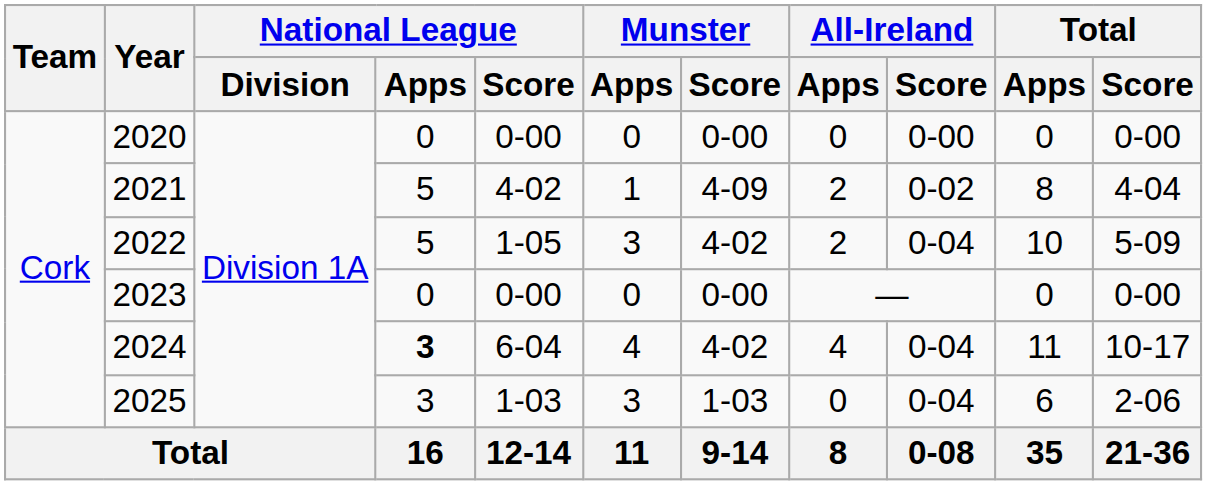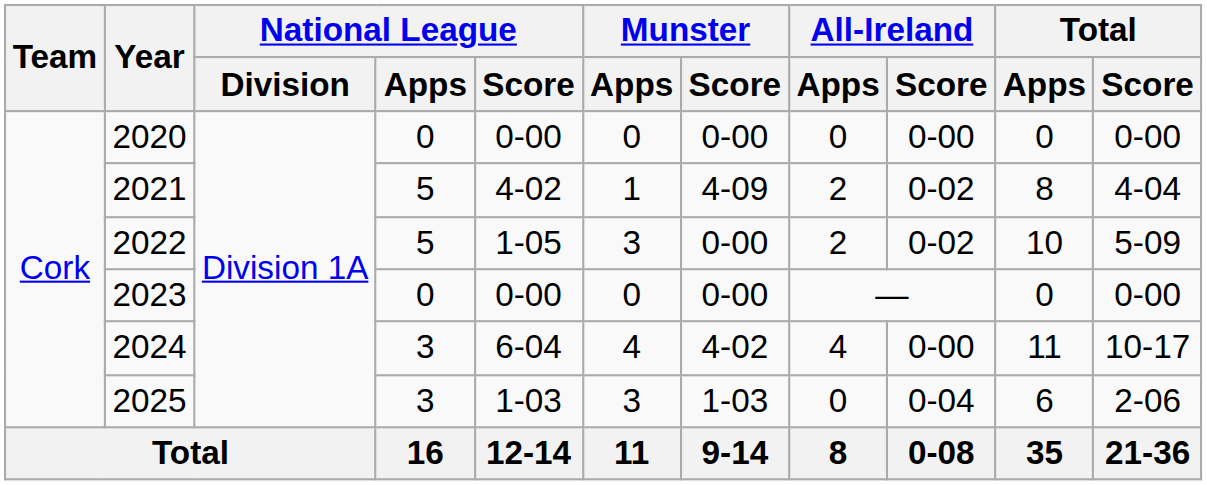(735, 242) 4-02 -> (735, 242) 0-00
(941, 242) 0-04 -> (941, 242) 0-02
(425, 347) bold -> (425, 347) normal
(941, 347) 0-04 -> (941, 347) 0-00
